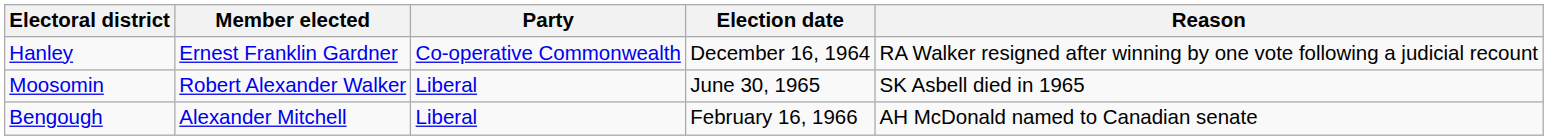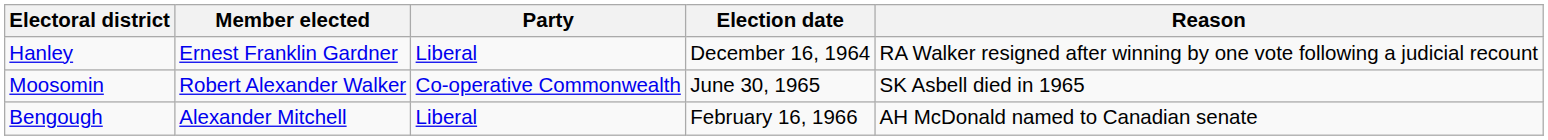(548, 53) Co-operative Commonwealth -> (446, 53) Liberal
(446, 85) Liberal -> (548, 85) Co-operative Commonwealth
